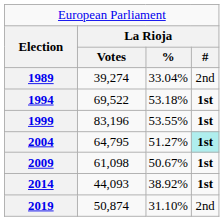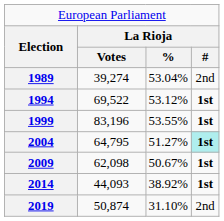(168, 78) 33.04% -> (168, 78) 53.04%
(168, 100) 53.18% -> (168, 100) 53.12%
(111, 163) 61,098 -> (111, 163) 62,098
